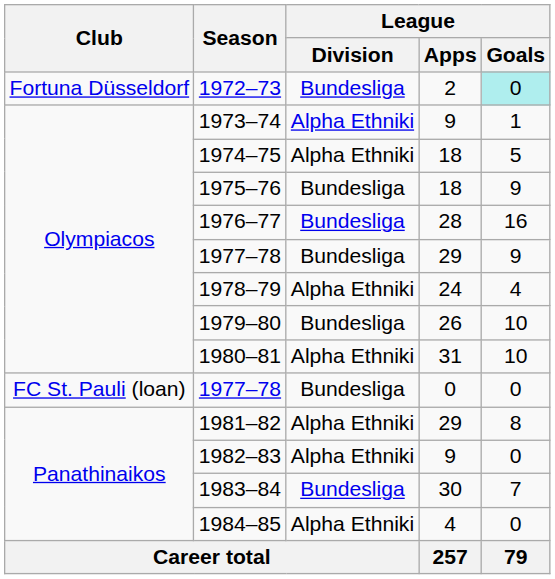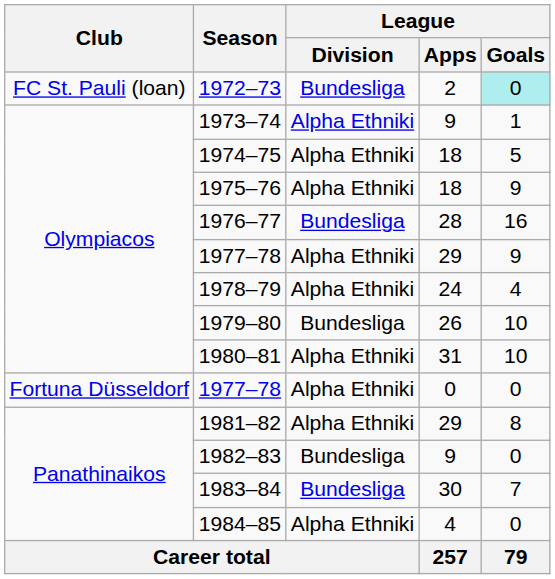(99, 88) Fortuna Düsseldorf -> (99, 88) FC St. Pauli (loan)
(352, 188) Bundesliga -> (352, 188) Alpha Ethniki
(352, 255) Bundesliga -> (352, 255) Alpha Ethniki
(99, 389) FC St. Pauli (loan) -> (99, 389) Fortuna Düsseldorf
(352, 389) Bundesliga -> (352, 389) Alpha Ethniki
(352, 456) Alpha Ethniki -> (352, 456) Bundesliga
